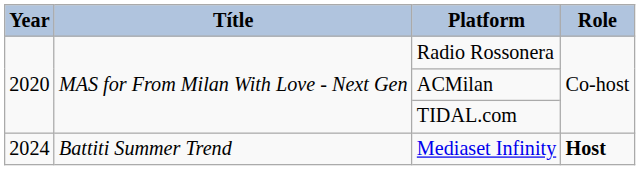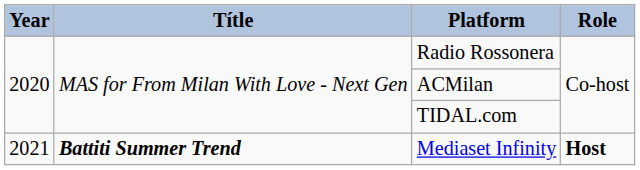(29, 148) 2024 -> (29, 148) 2021
(145, 148) normal -> (150, 148) bold
